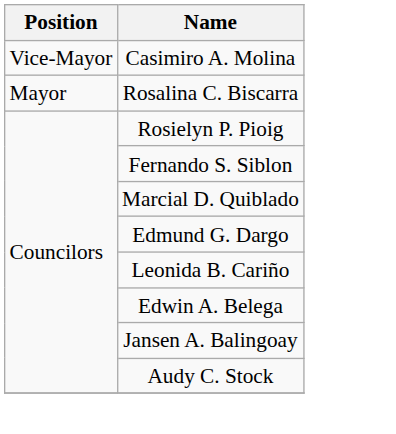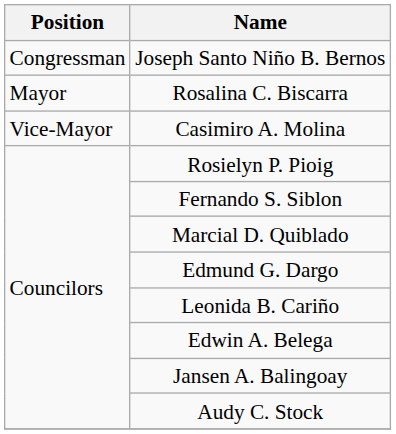+ row: (260, 58)
rows swapped: (210, 93) <-> (210, 58)
